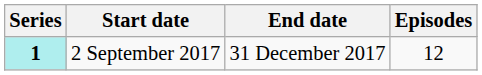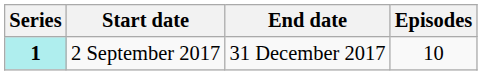(434, 53) 12 -> (434, 53) 10
